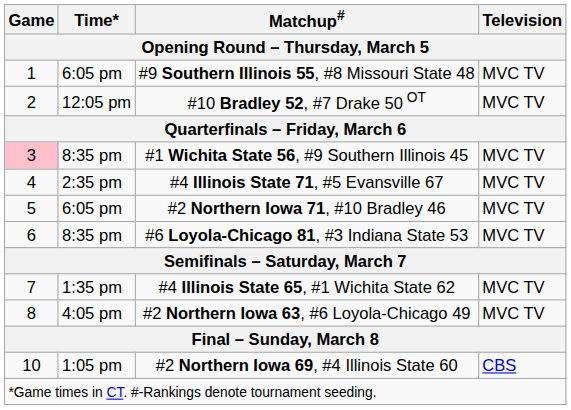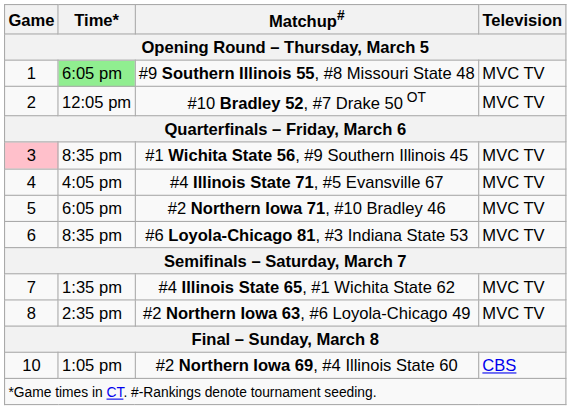(92, 74) no background -> (92, 74) lightgreen background
(92, 182) 2:35 pm -> (92, 182) 4:05 pm
(92, 313) 4:05 pm -> (92, 313) 2:35 pm
